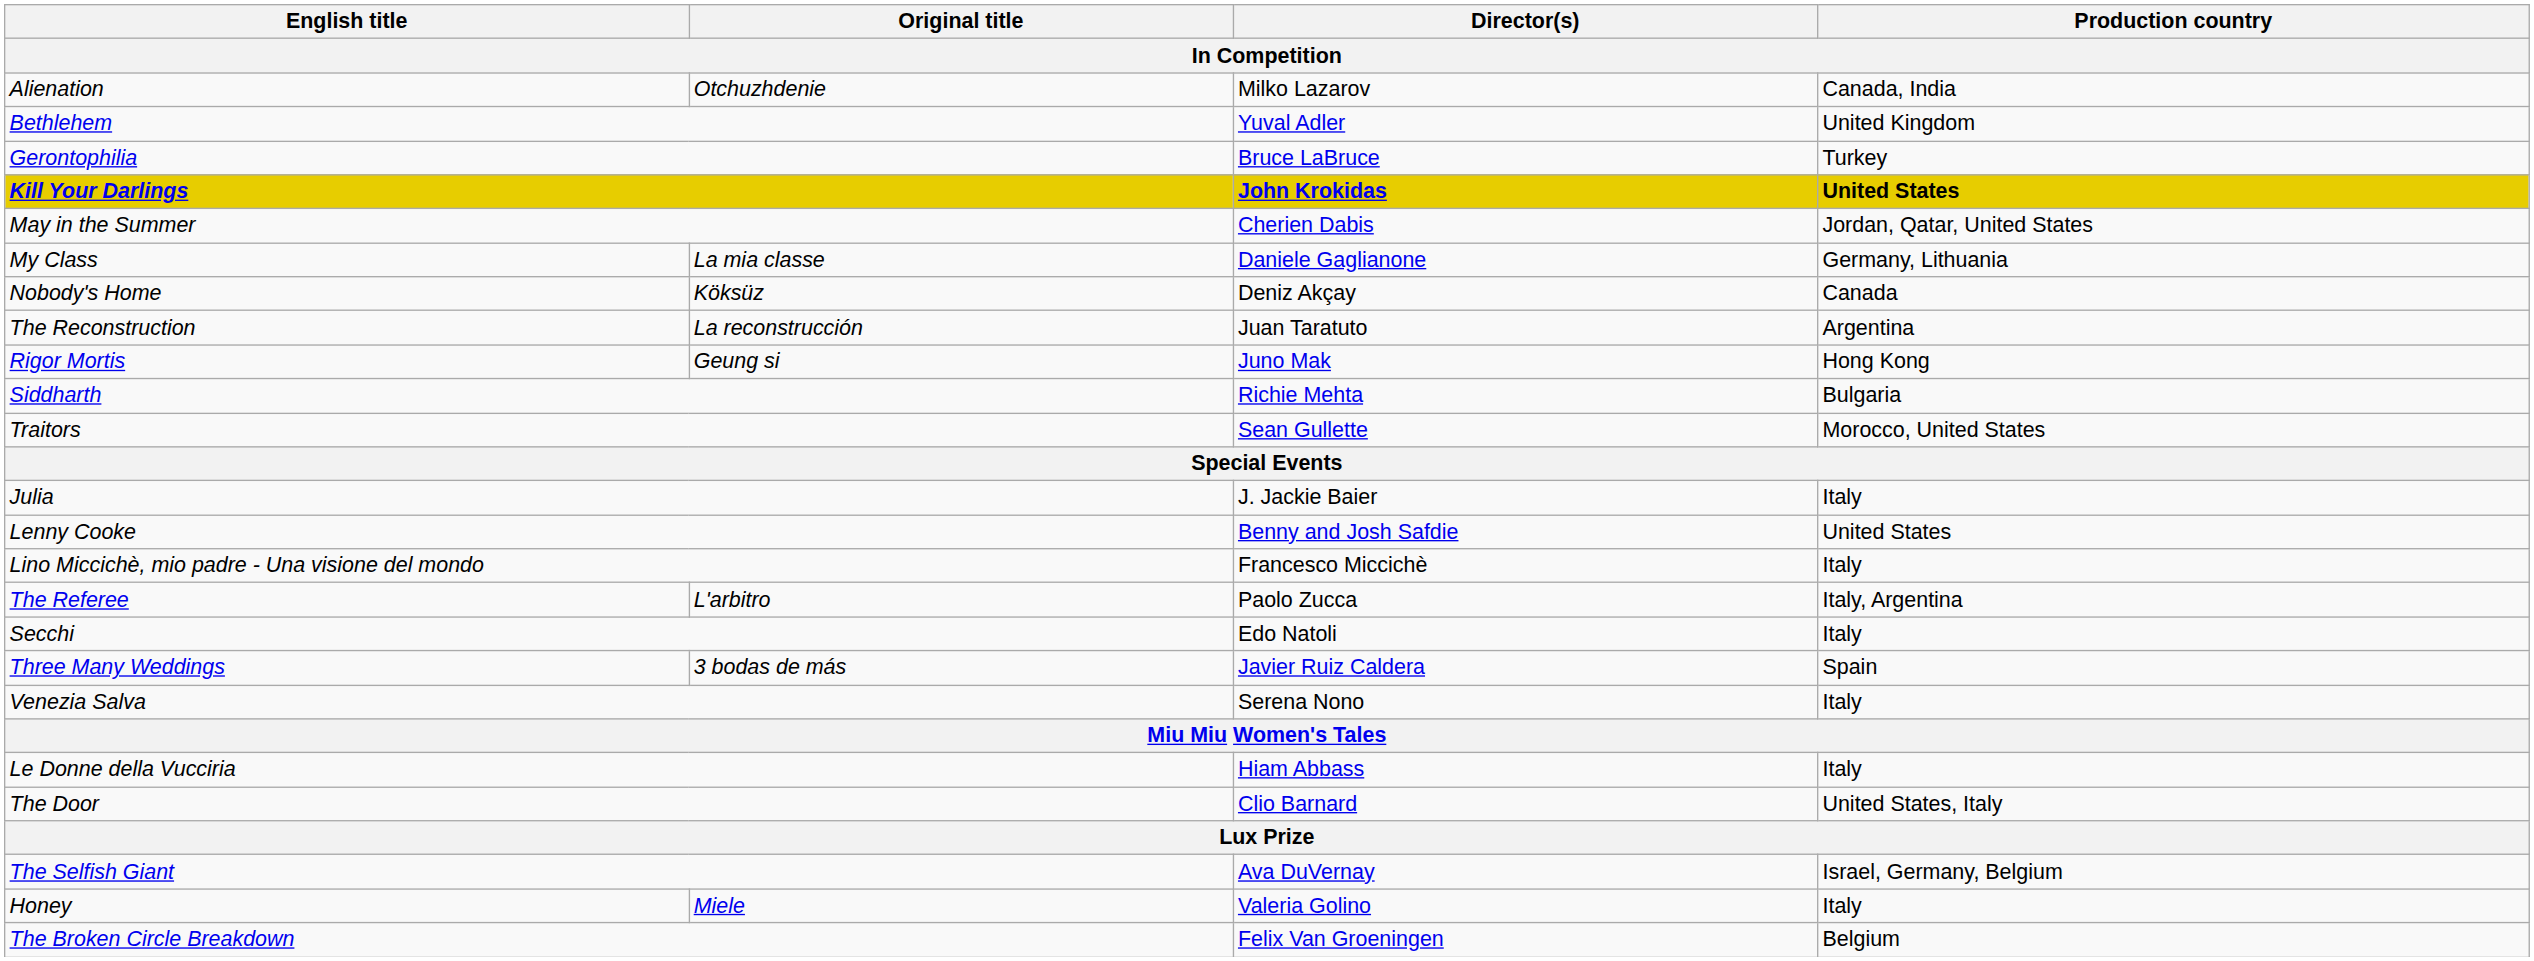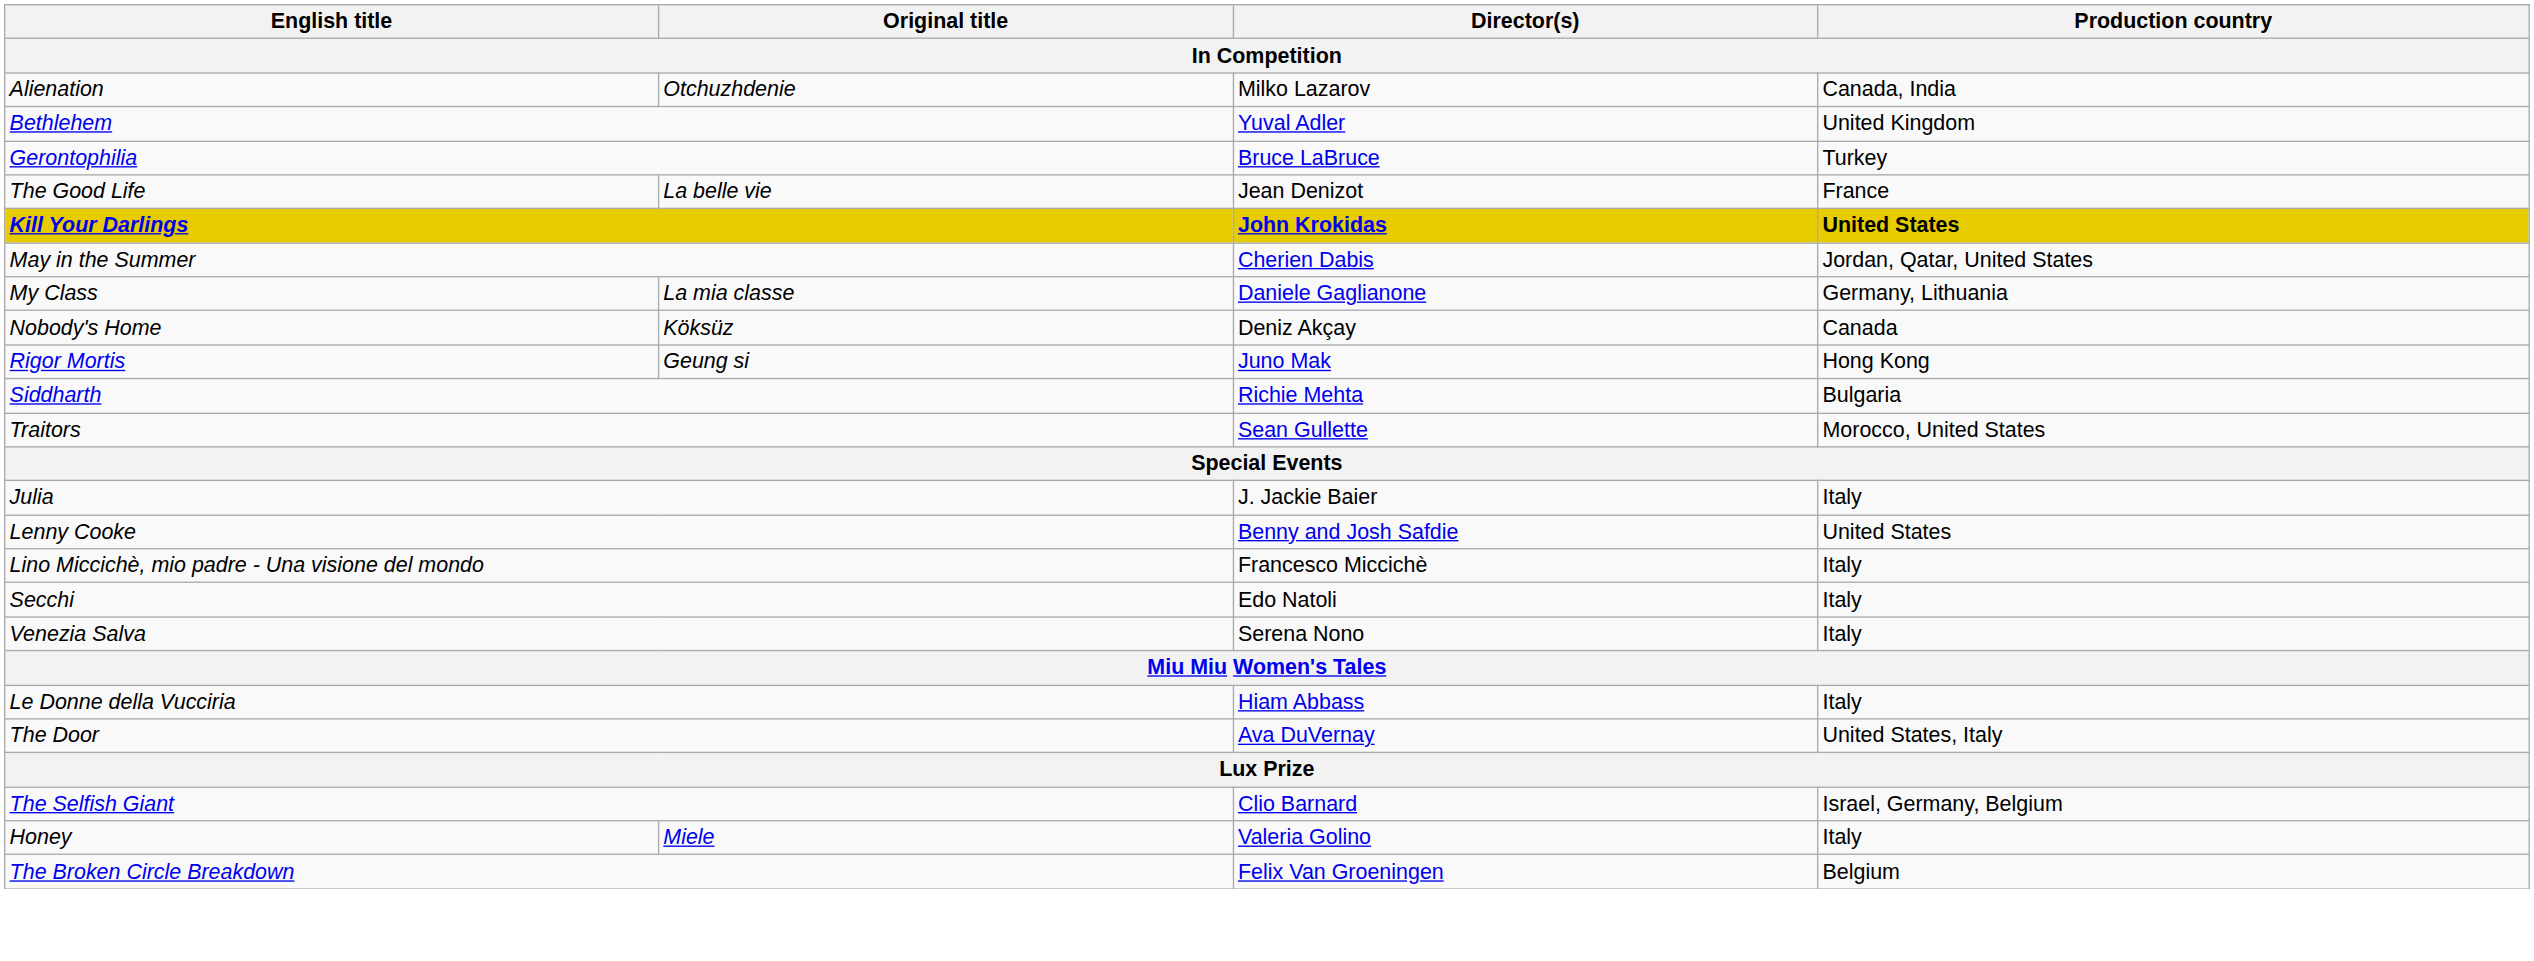+ row: (78, 191)
- row: (103, 327)
- row: (69, 599)
- row: (117, 667)
(1298, 803) Clio Barnard -> (1306, 735) Ava DuVernay
(1306, 871) Ava DuVernay -> (1298, 803) Clio Barnard
